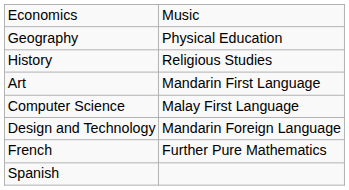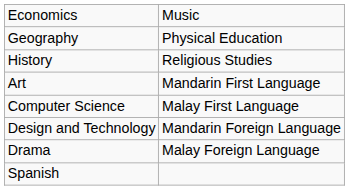+ row: (29, 151)
- row: (30, 151)
